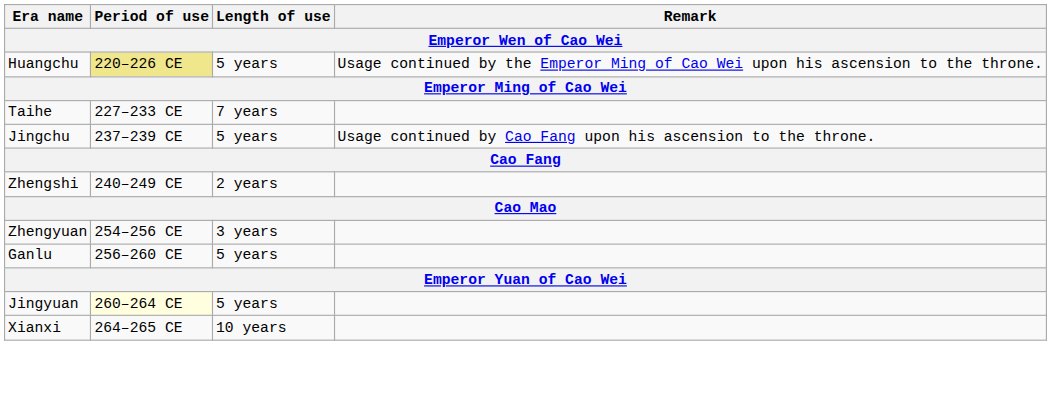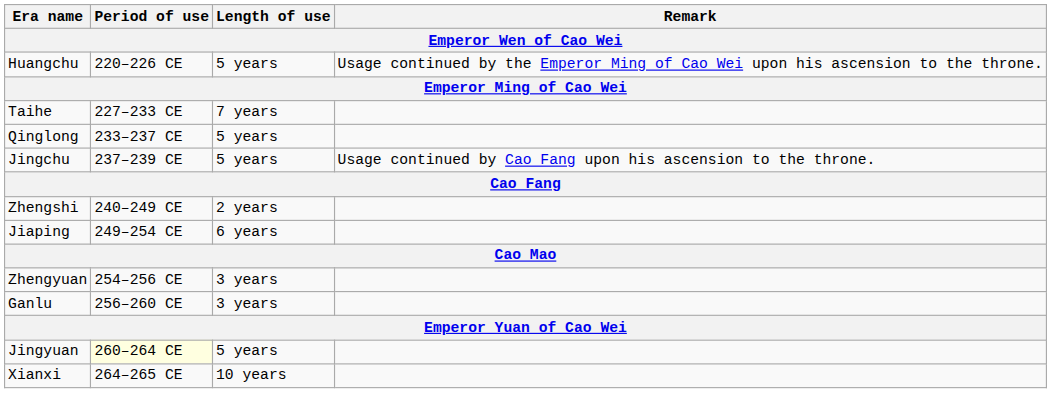(138, 64) khaki background -> (138, 64) no background
+ row: (43, 136)
+ row: (39, 232)
(247, 256) 5 years -> (247, 304) 3 years
